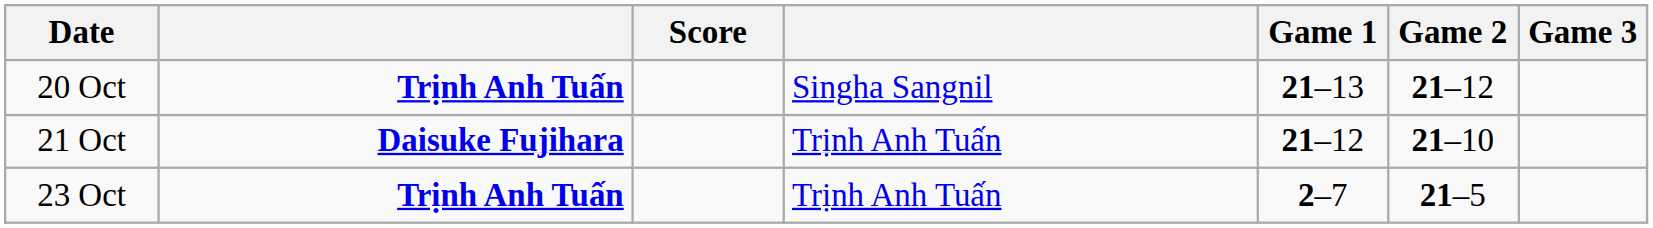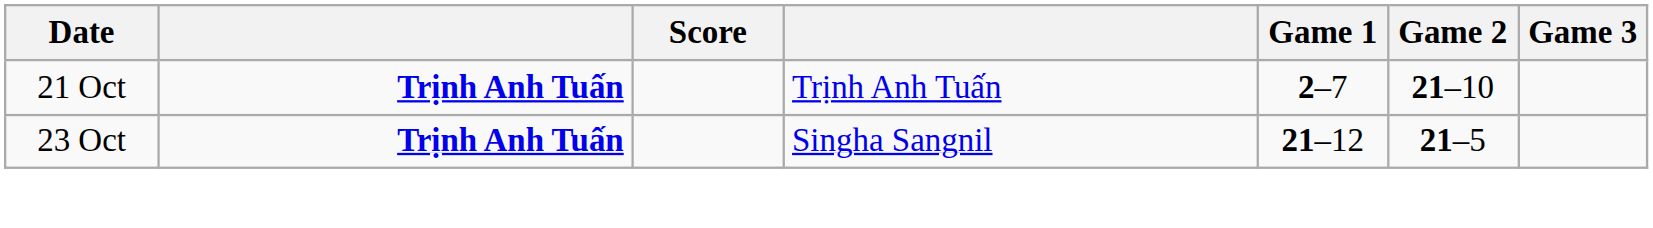- row: (82, 86)
(501, 140) Daisuke Fujihara -> (510, 86) Trịnh Anh Tuấn
(1323, 140) 21–12 -> (1323, 86) 2–7
(897, 195) Trịnh Anh Tuấn -> (892, 140) Singha Sangnil
(1323, 195) 2–7 -> (1323, 140) 21–12
